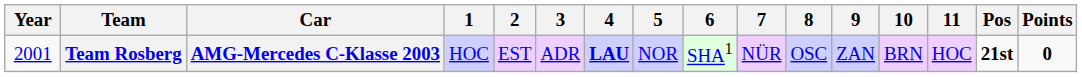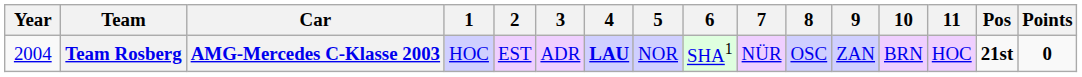(33, 53) 2001 -> (33, 53) 2004
